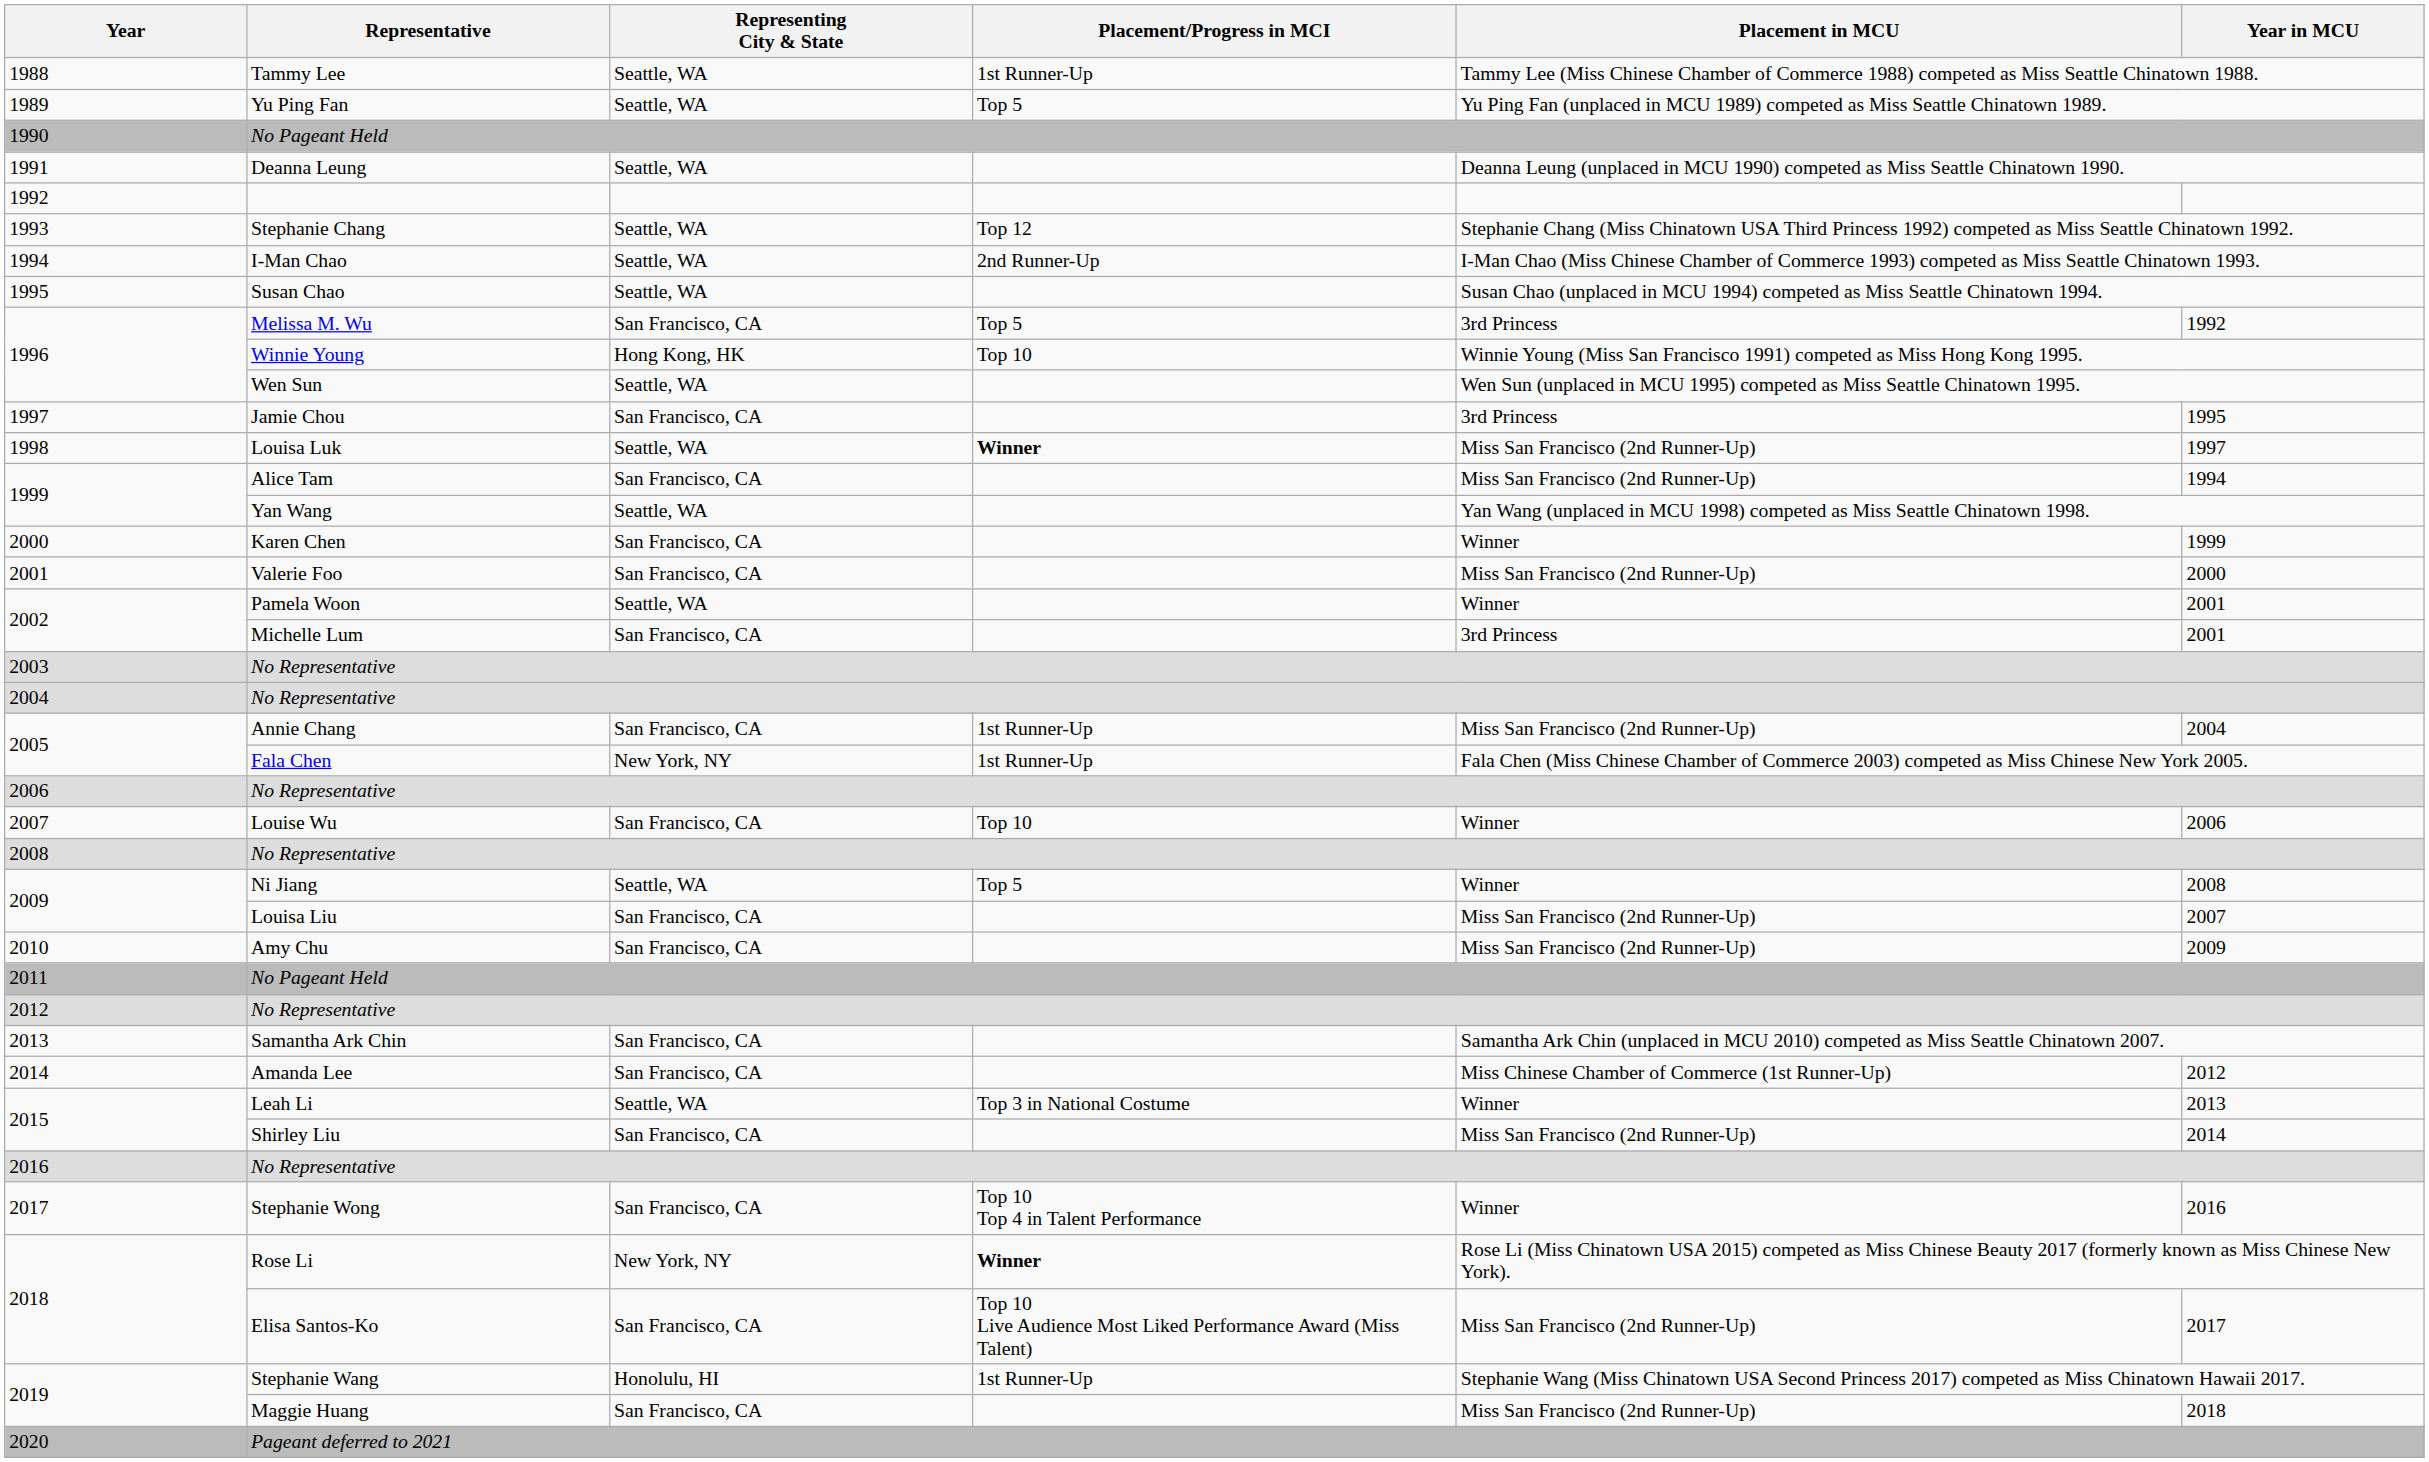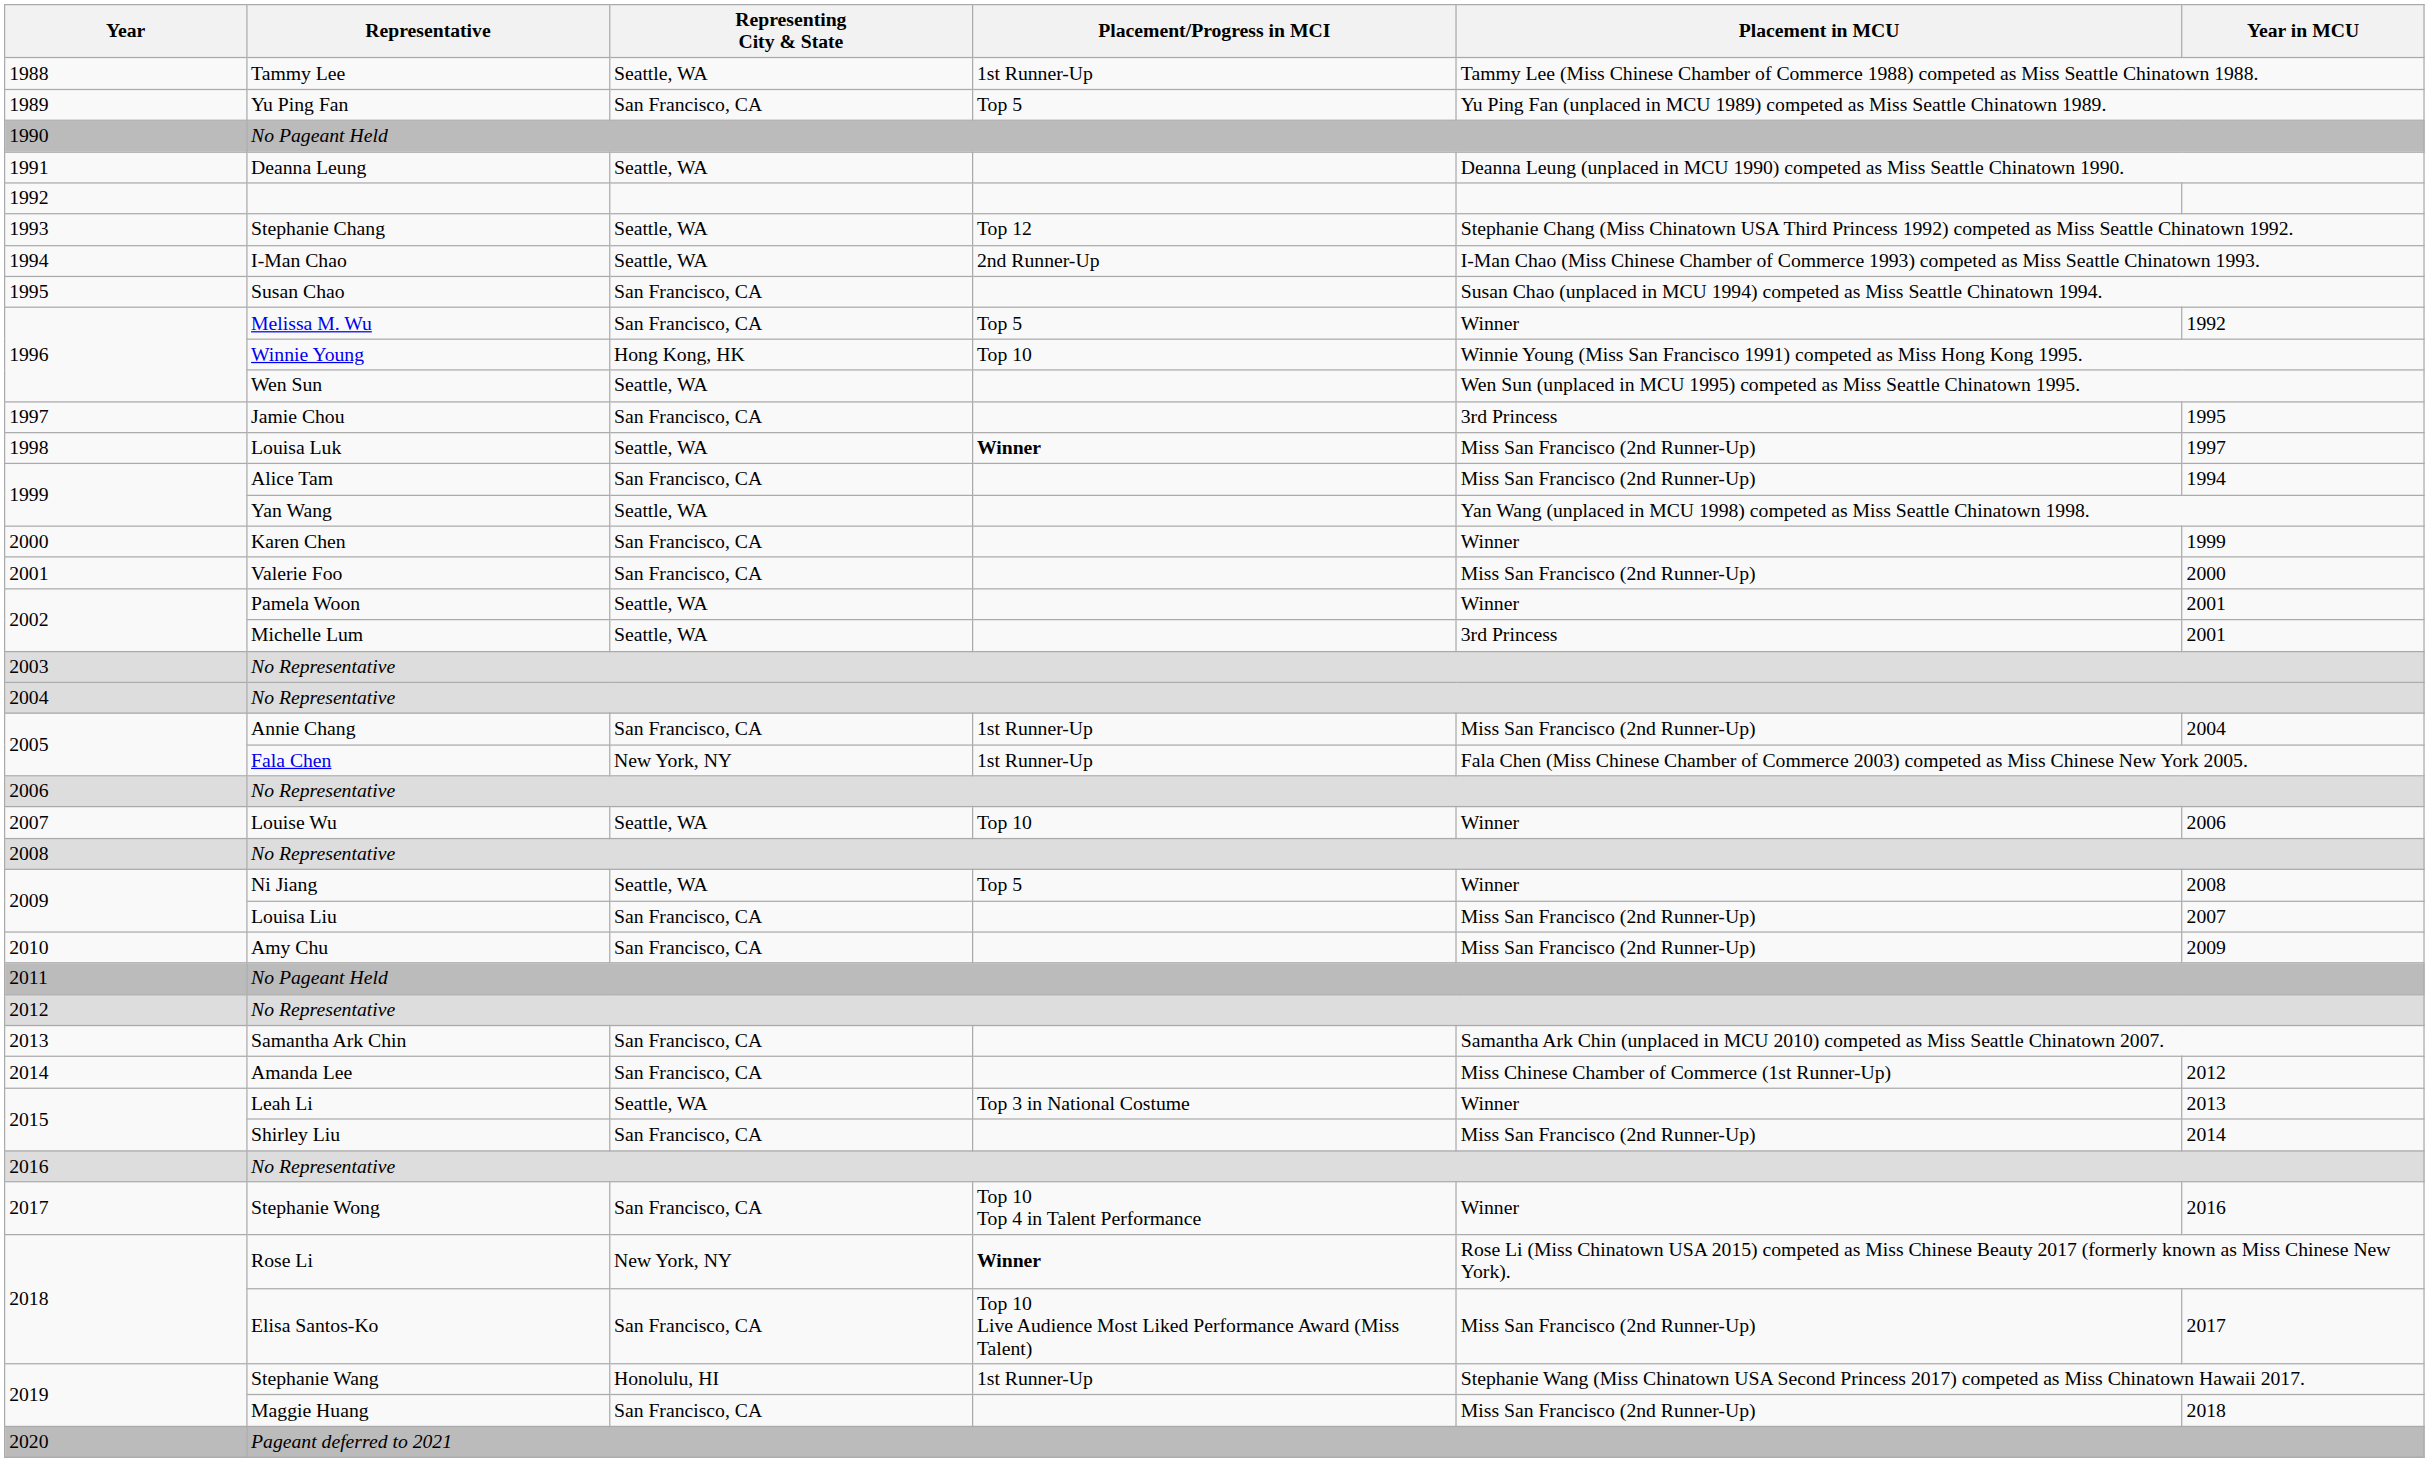(661, 104) Seattle, WA -> (688, 104) San Francisco, CA
(661, 291) Seattle, WA -> (688, 291) San Francisco, CA
(1509, 323) 3rd Princess -> (1490, 323) Winner
(688, 635) San Francisco, CA -> (661, 635) Seattle, WA
(688, 822) San Francisco, CA -> (661, 822) Seattle, WA
